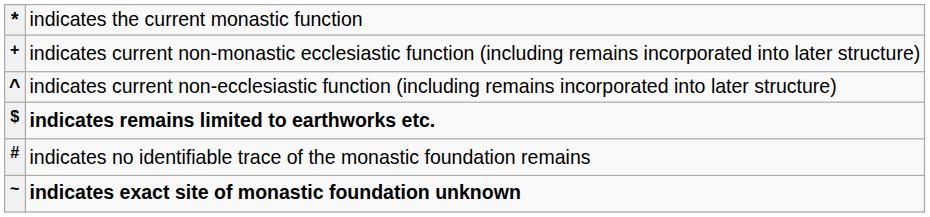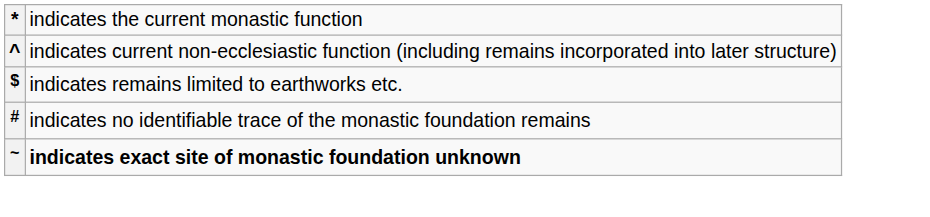- row: (15, 49)
(232, 120) bold -> (216, 84) normal
